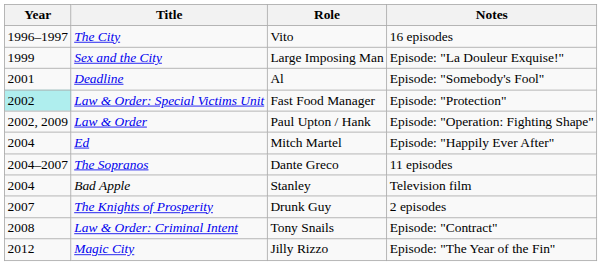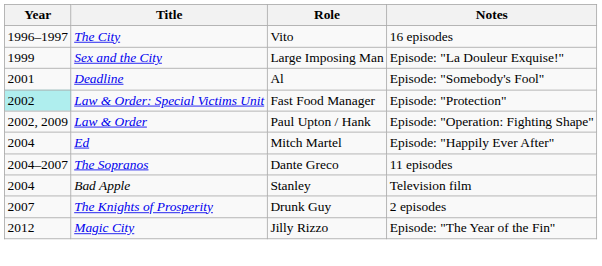- row: (156, 228)
